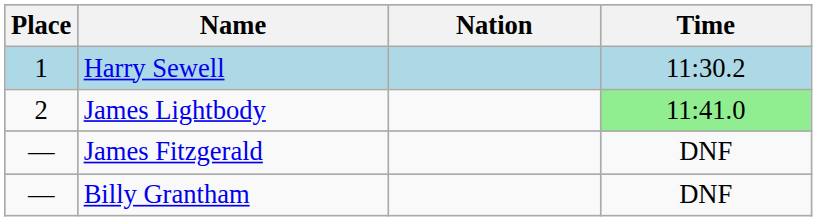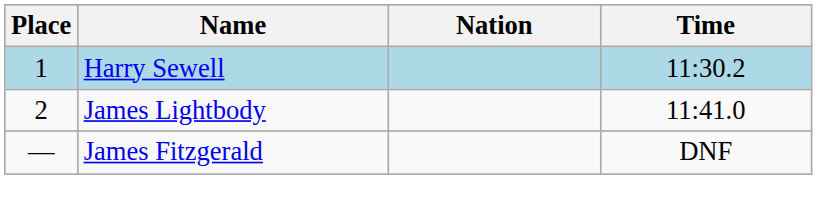(706, 109) lightgreen background -> (706, 109) no background
- row: (167, 194)
